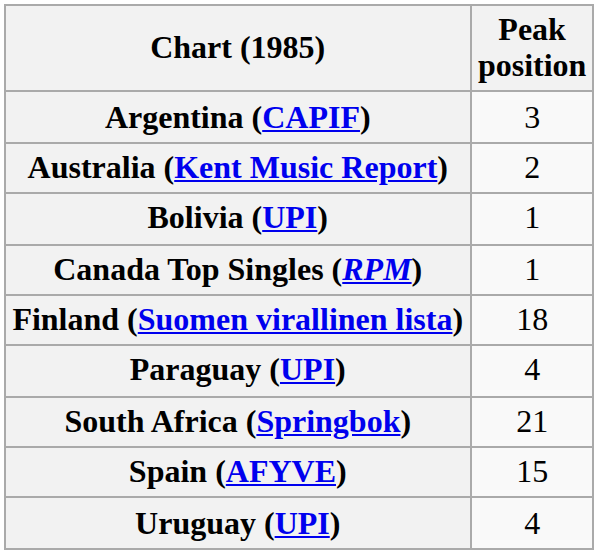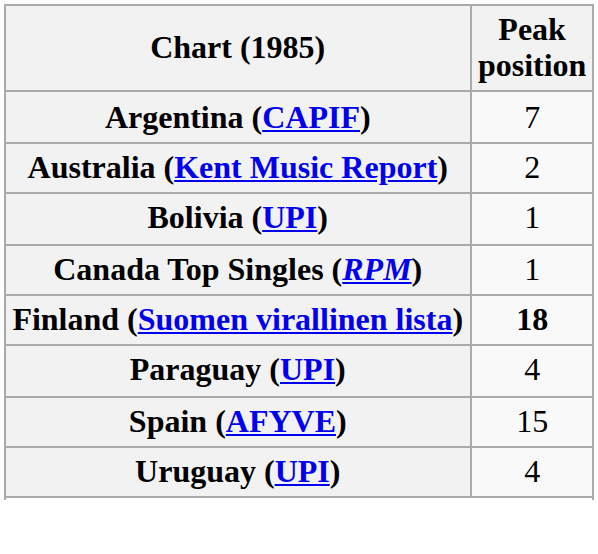(532, 116) 3 -> (532, 116) 7
(532, 319) normal -> (532, 319) bold
- row: (238, 421)
